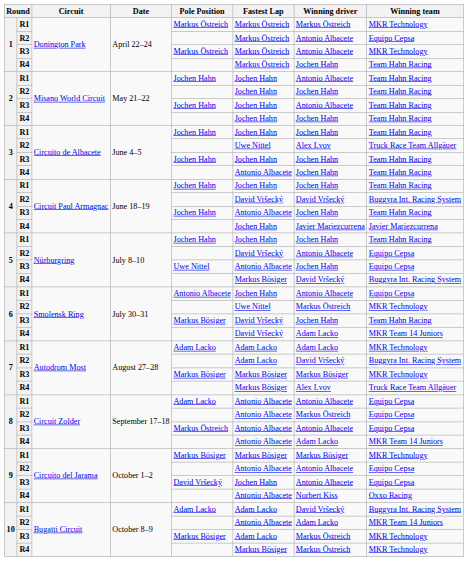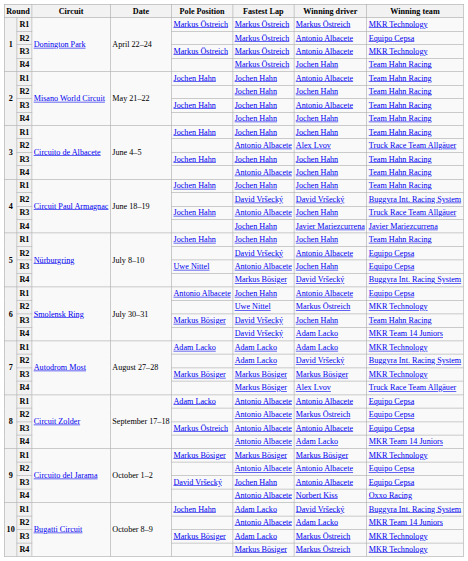(253, 145) Uwe Nittel -> (263, 145) Antonio Albacete
(400, 212) Team Hahn Racing -> (413, 212) Truck Race Team Allgäuer
(195, 508) Adam Lacko -> (195, 508) Jochen Hahn
